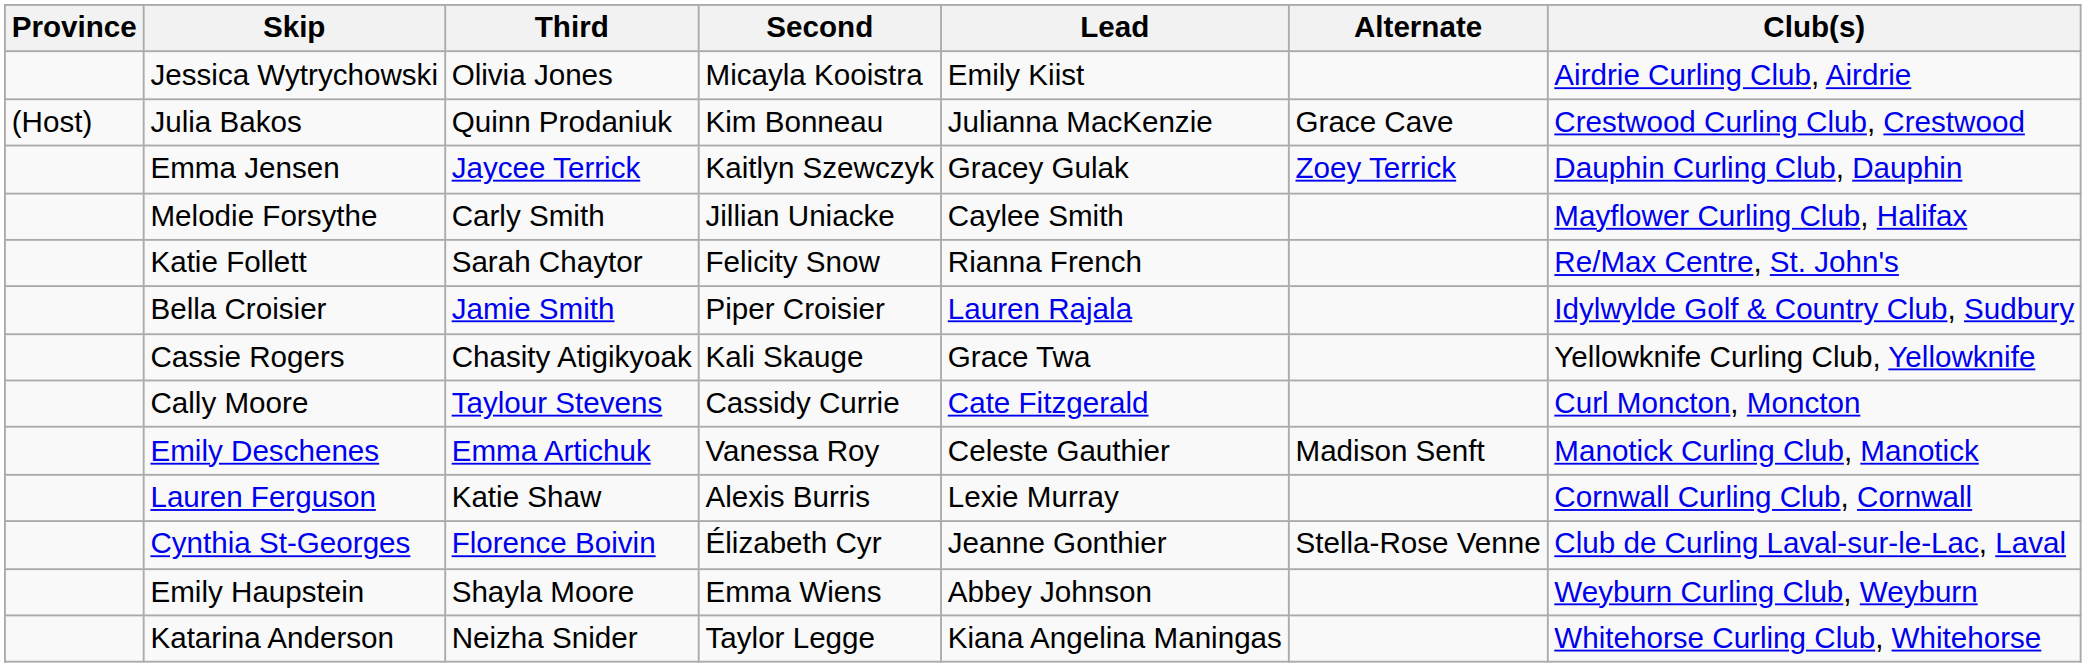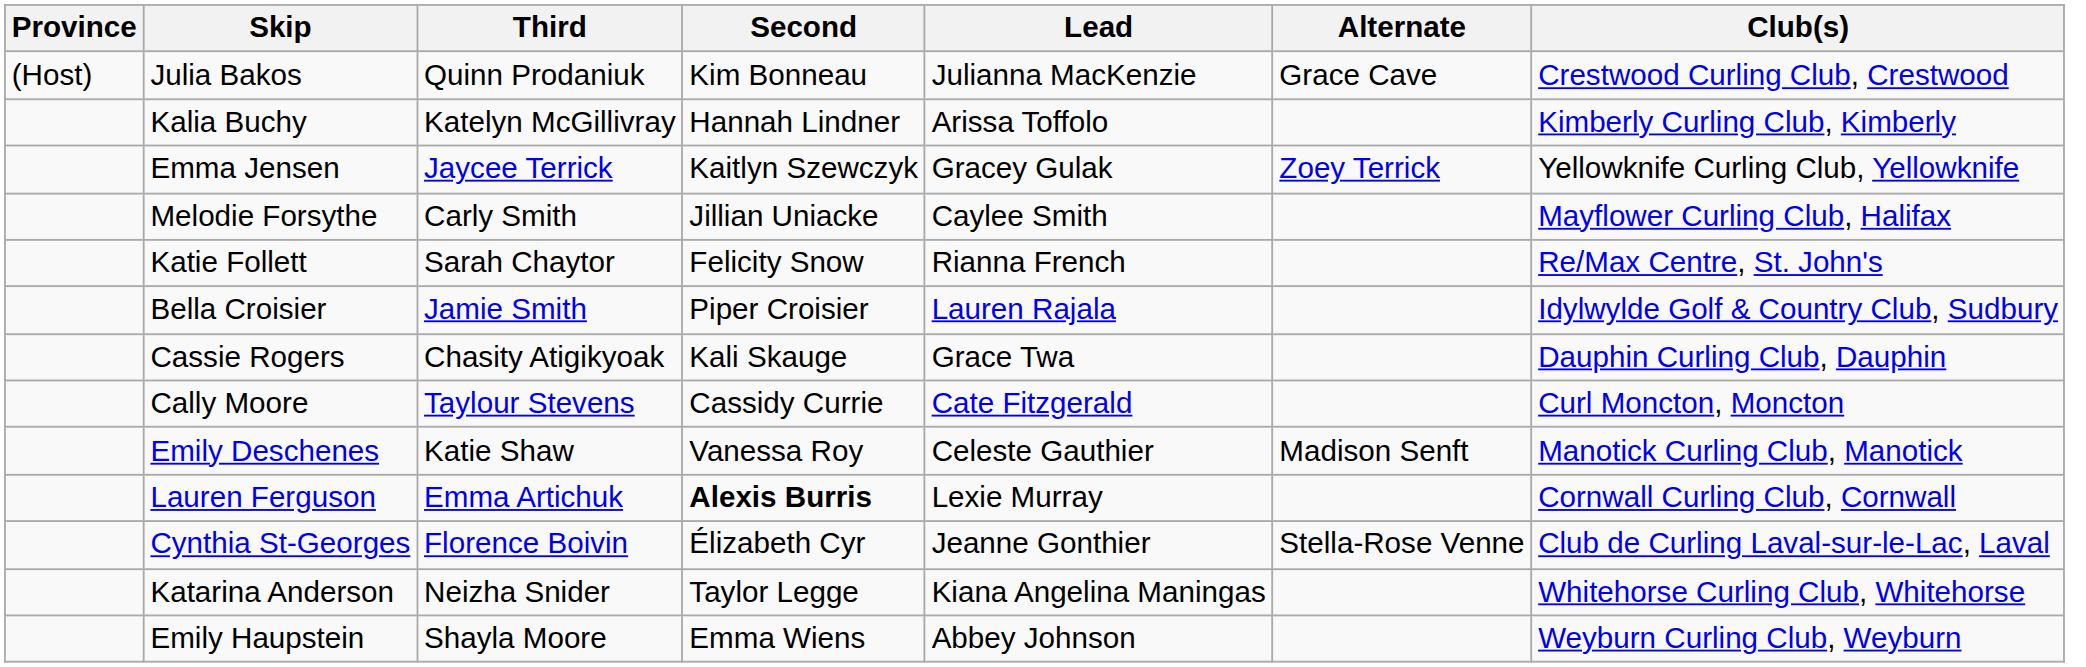- row: (294, 74)
+ row: (229, 121)
(1758, 168) Dauphin Curling Club, Dauphin -> (1779, 168) Yellowknife Curling Club, Yellowknife
(1795, 356) Yellowknife Curling Club, Yellowknife -> (1742, 356) Dauphin Curling Club, Dauphin
(551, 450) Emma Artichuk -> (499, 450) Katie Shaw
(527, 497) Katie Shaw -> (524, 497) Emma Artichuk
(788, 497) normal -> (781, 497) bold
rows swapped: (257, 591) <-> (272, 638)
